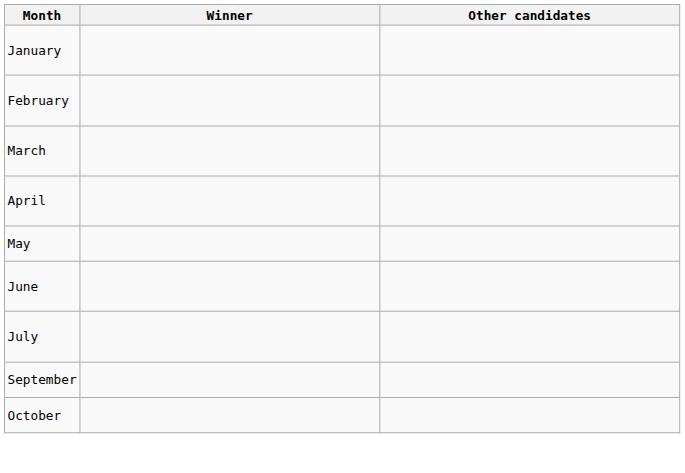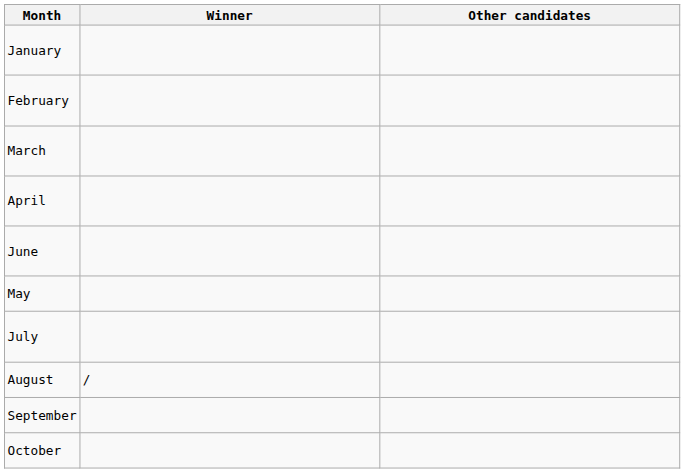rows swapped: (19, 244) <-> (23, 286)
+ row: (31, 379)
